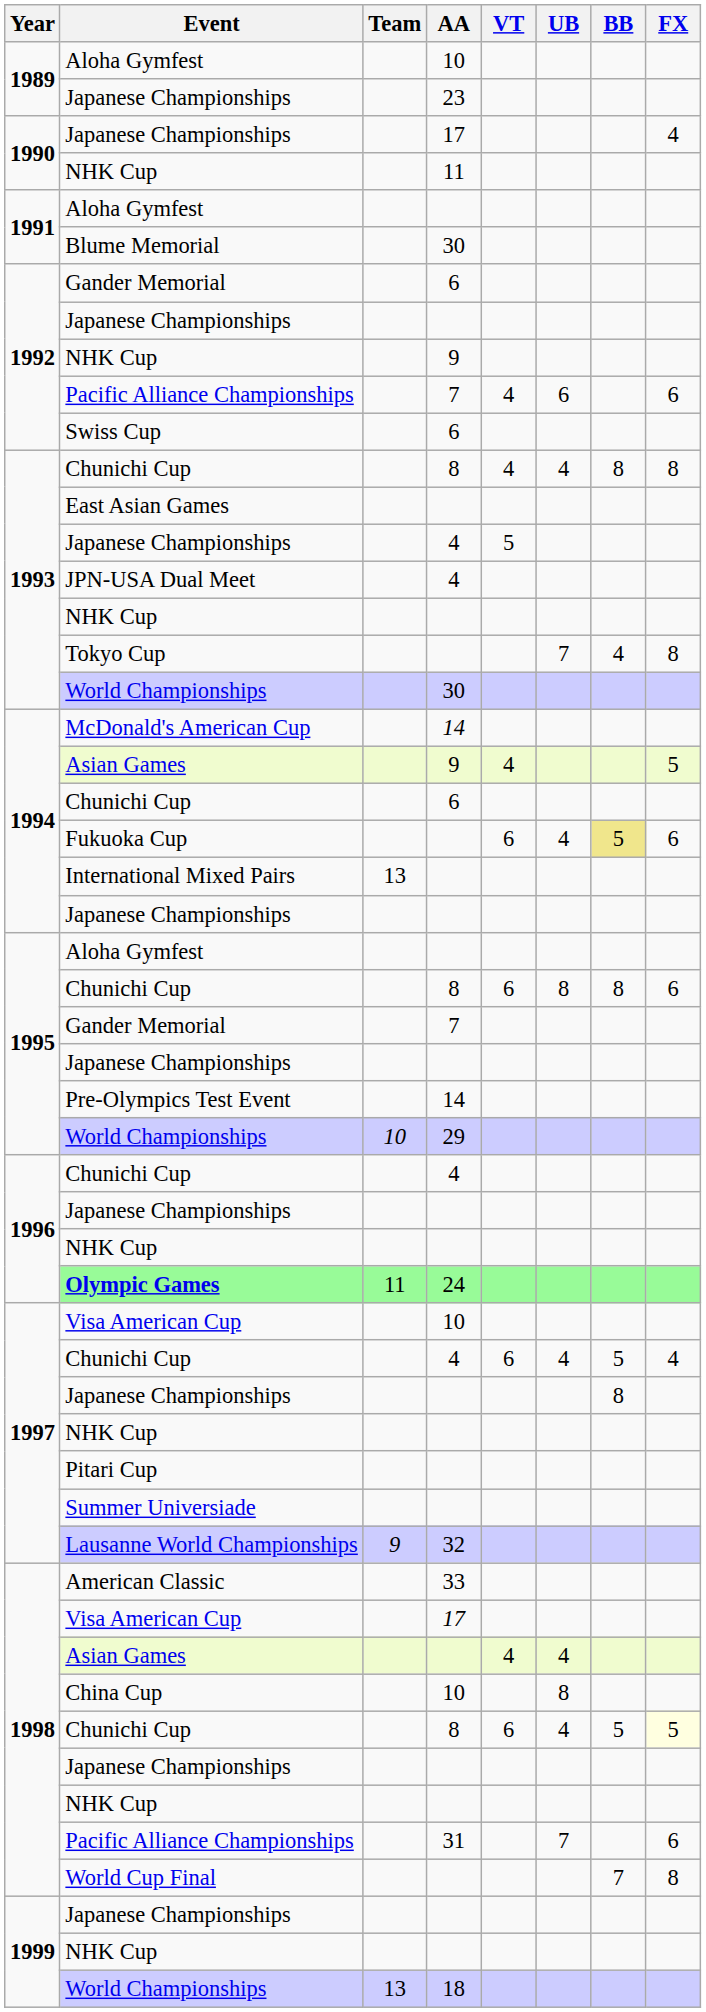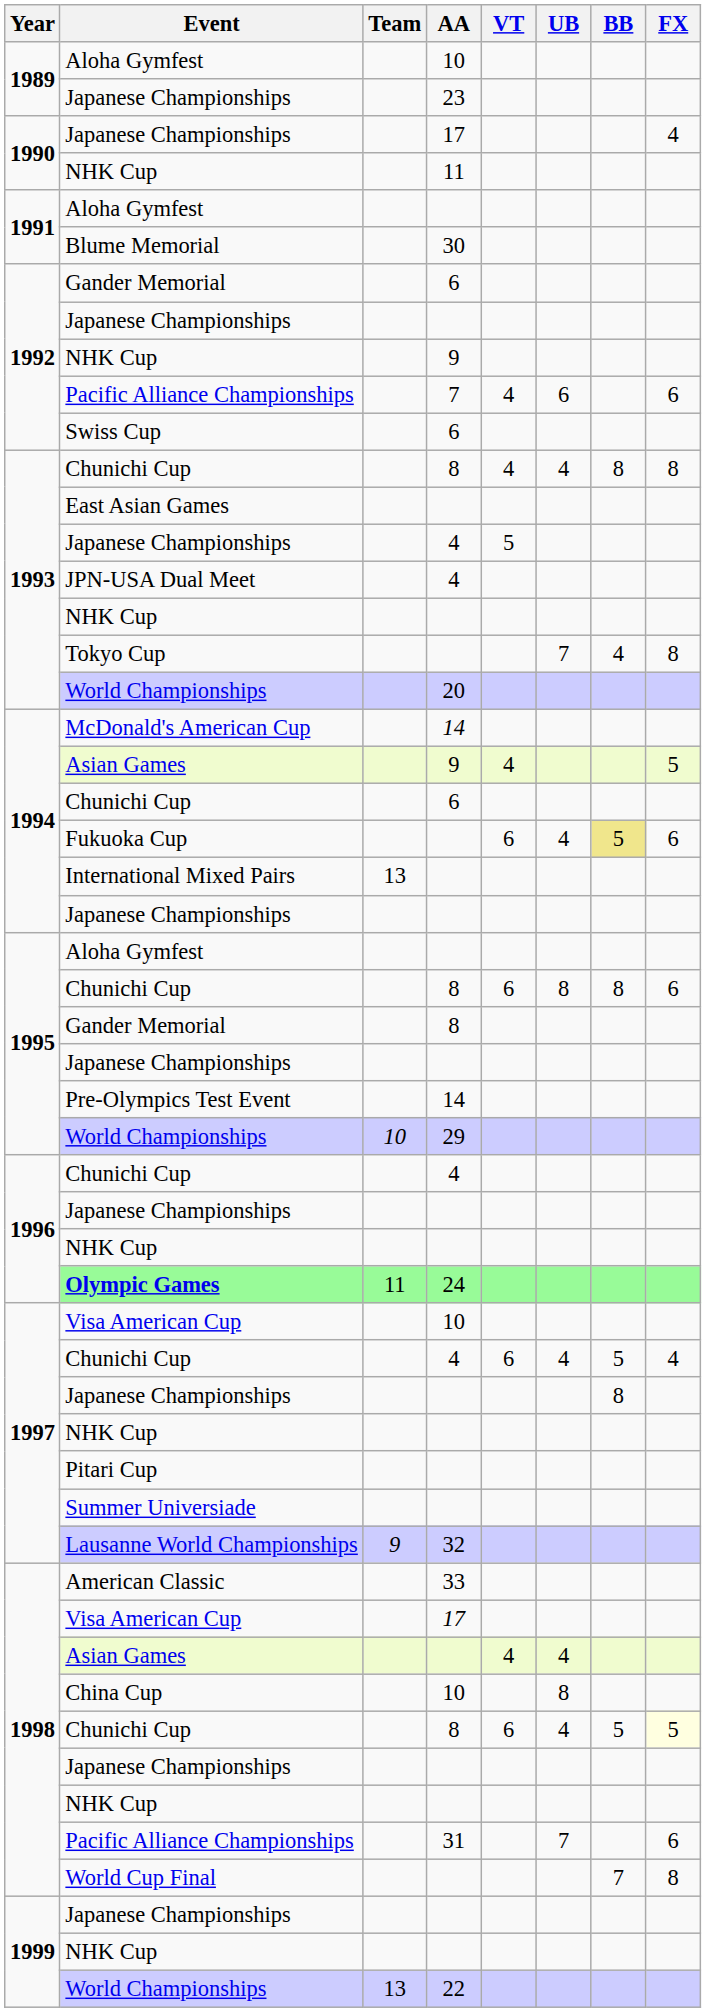(454, 690) 30 -> (454, 690) 20
(454, 1024) 7 -> (454, 1024) 8
(454, 1989) 18 -> (454, 1989) 22
